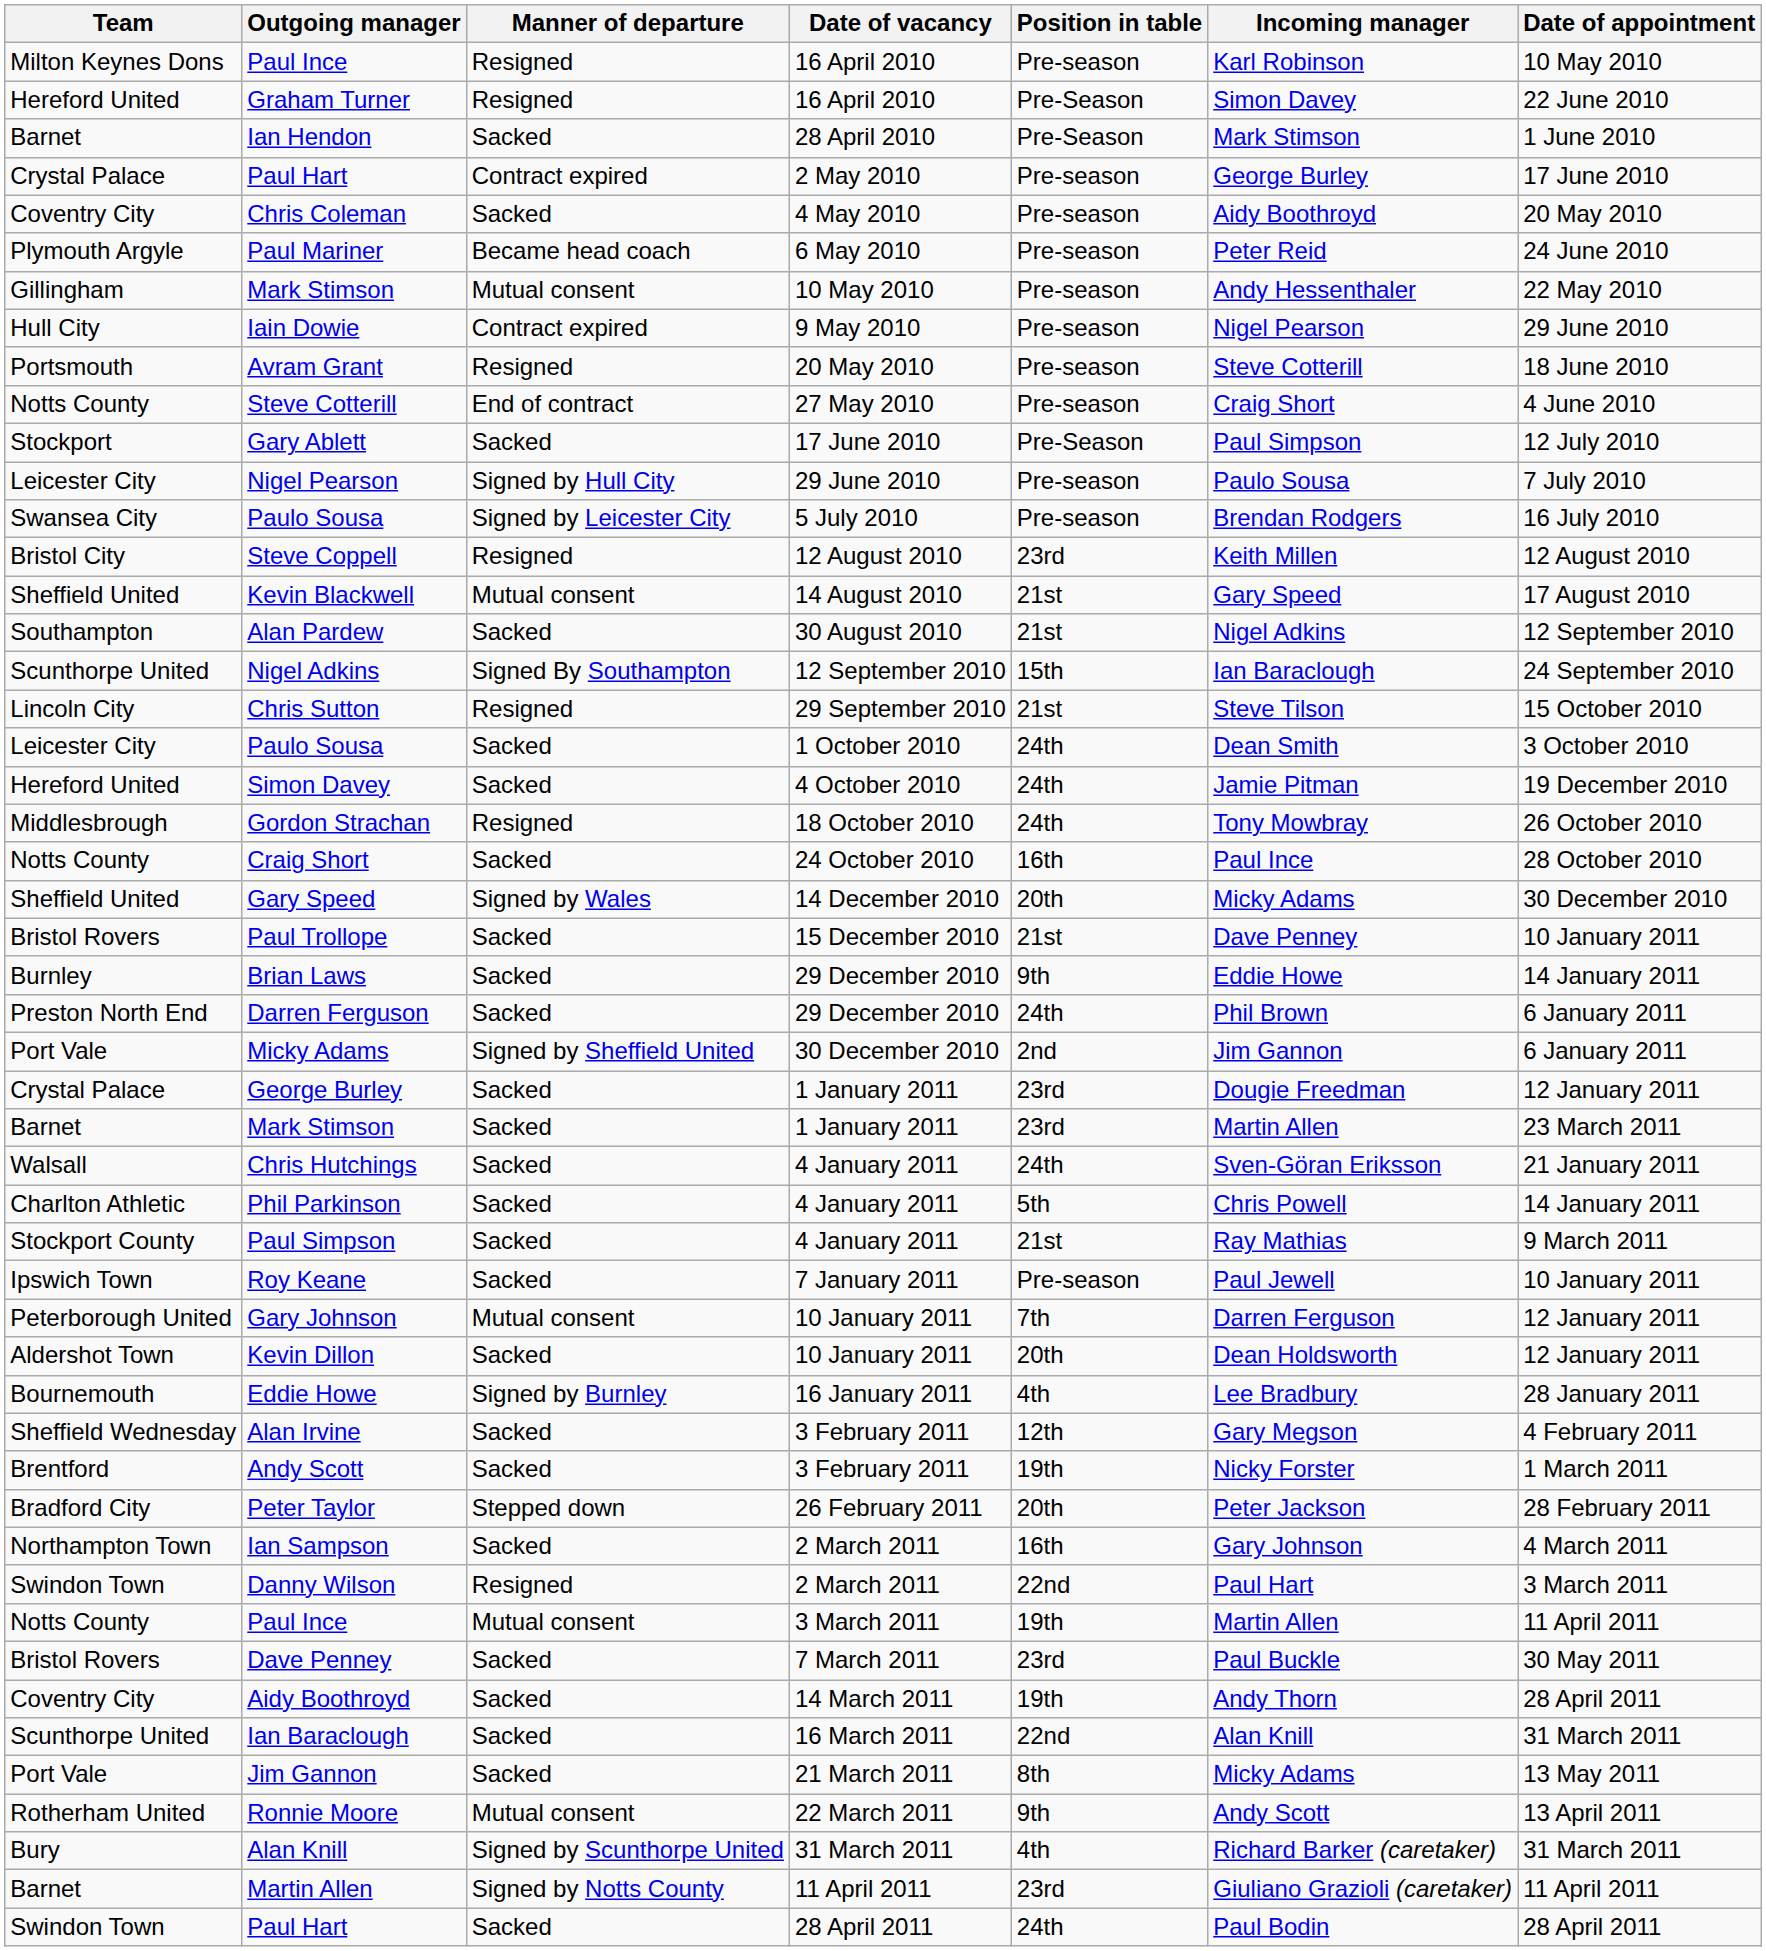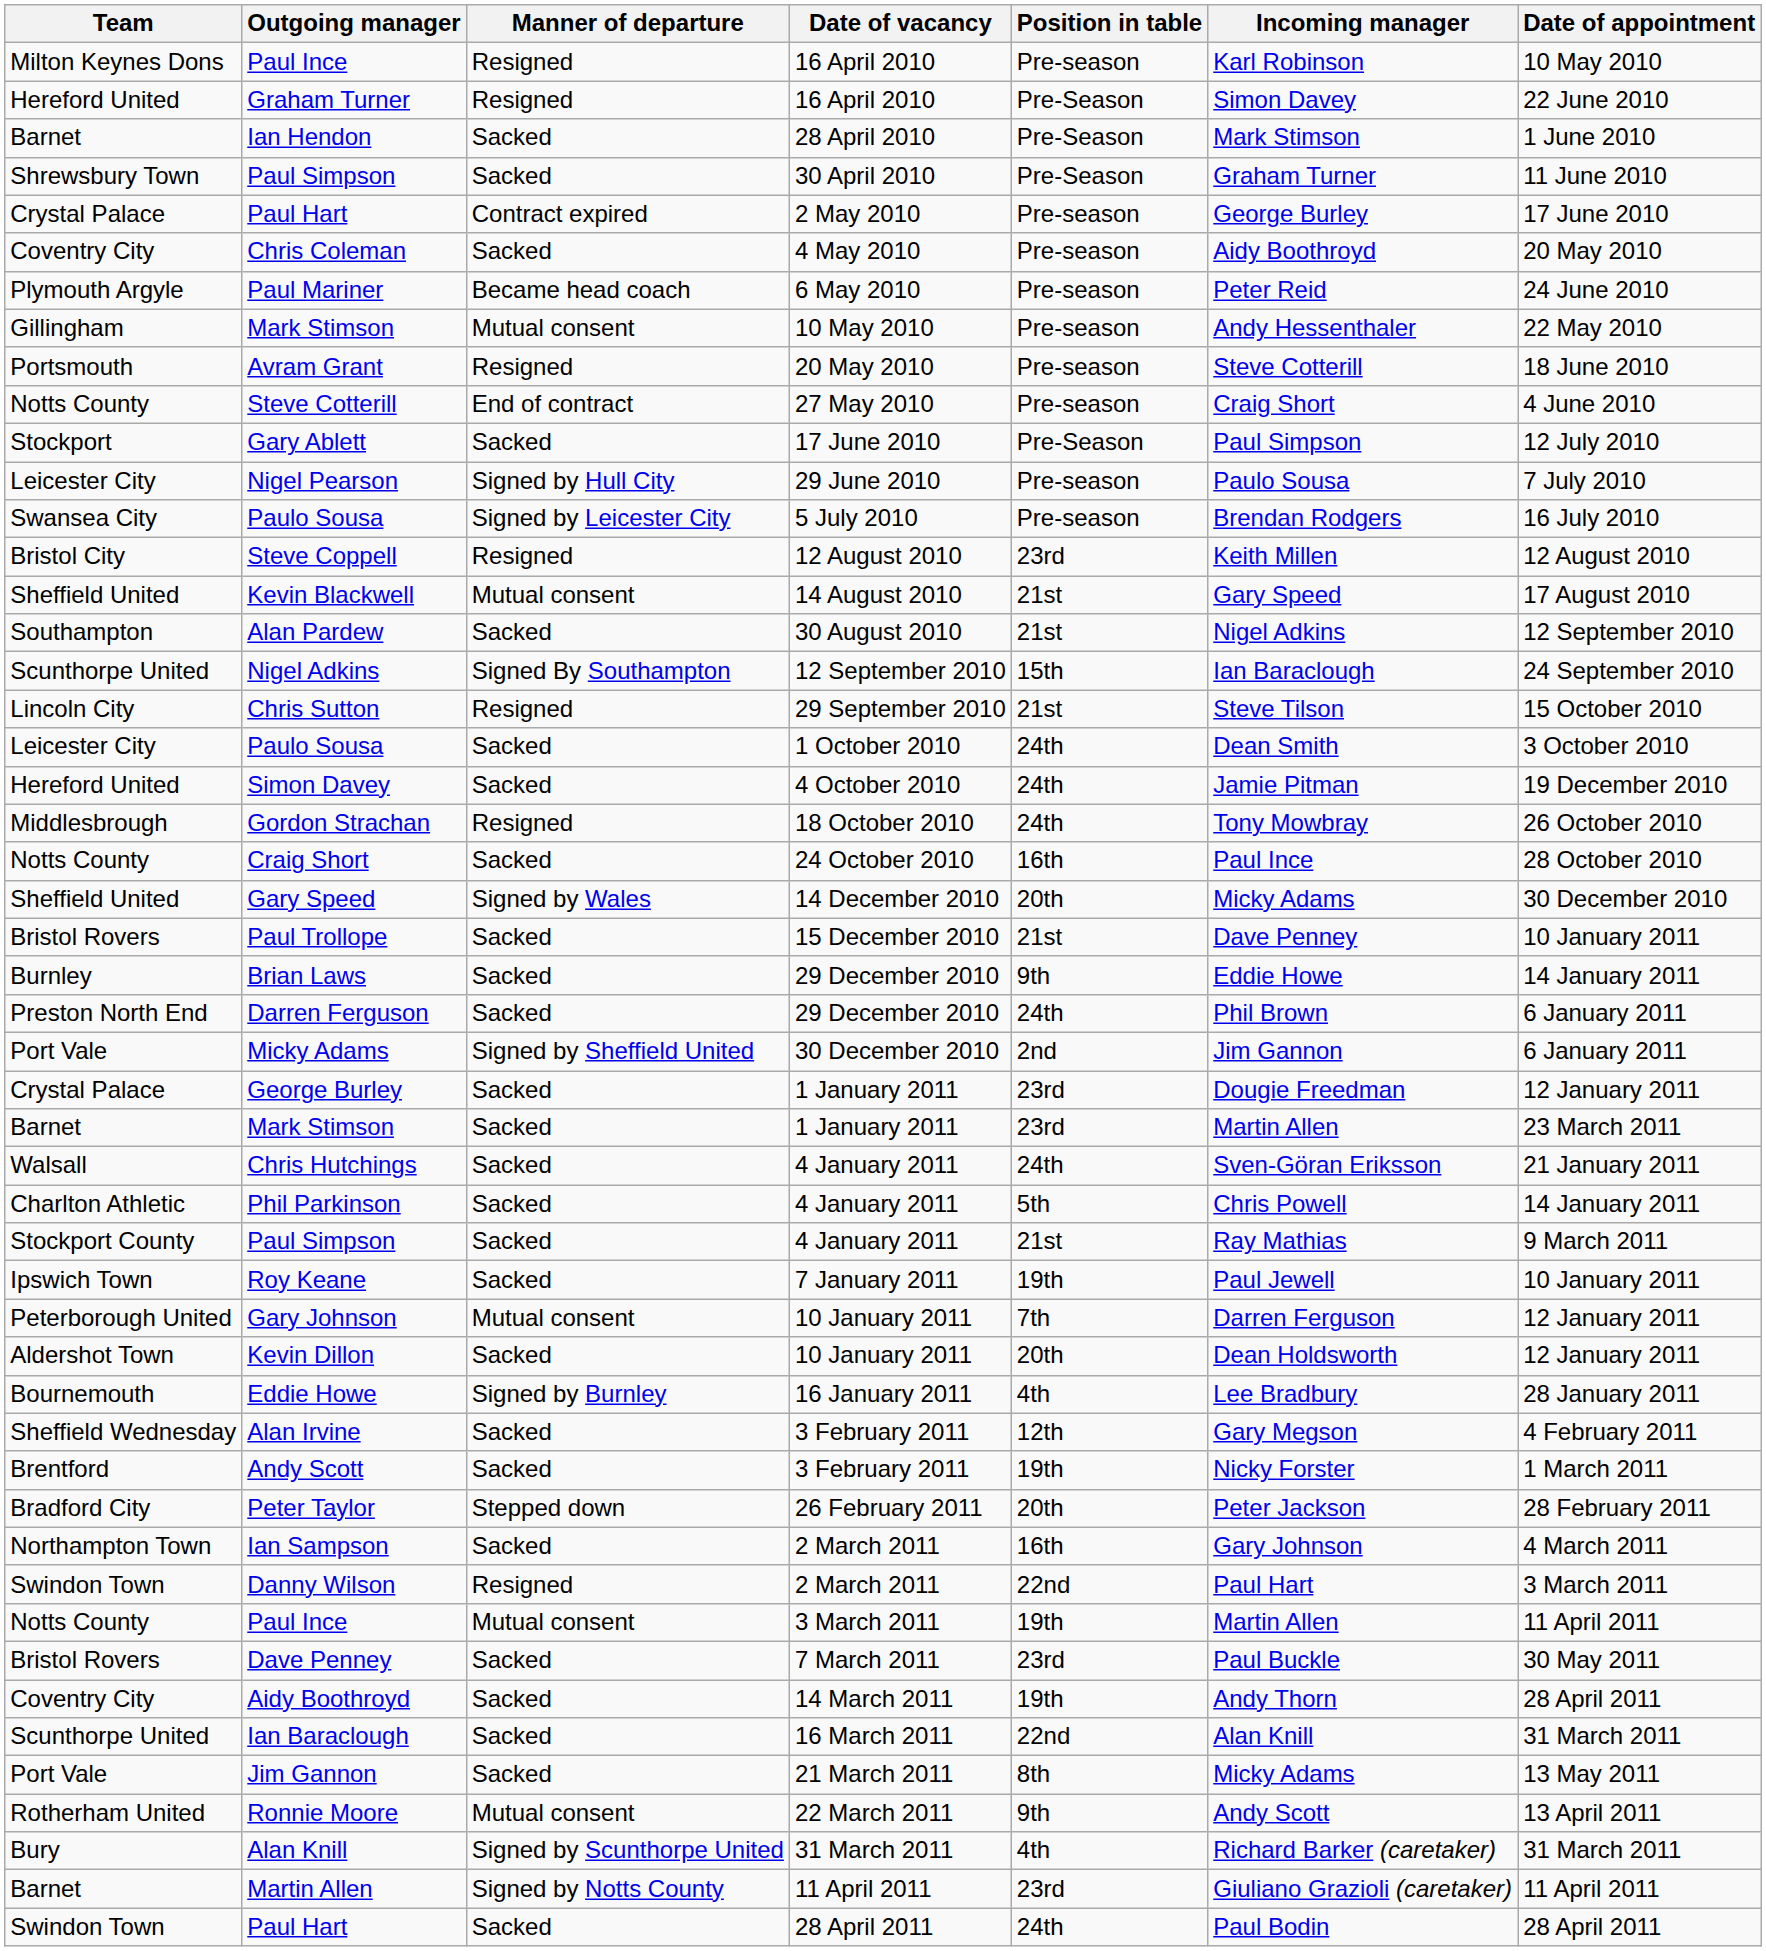+ row: (321, 175)
- row: (303, 328)
(1078, 1279) Pre-season -> (1040, 1279) 19th
